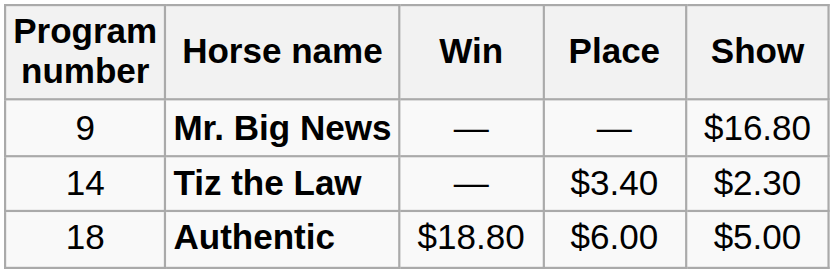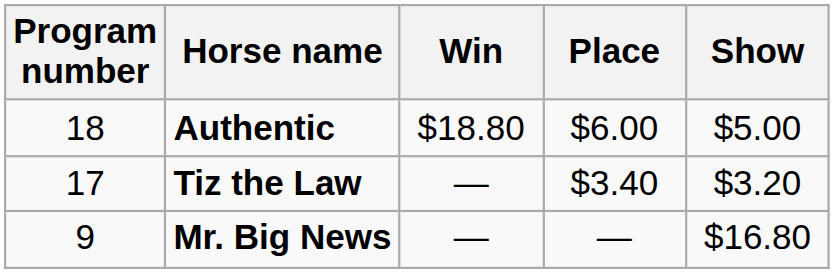rows swapped: (254, 238) <-> (282, 127)
(85, 182) 14 -> (85, 182) 17
(757, 182) $2.30 -> (757, 182) $3.20
